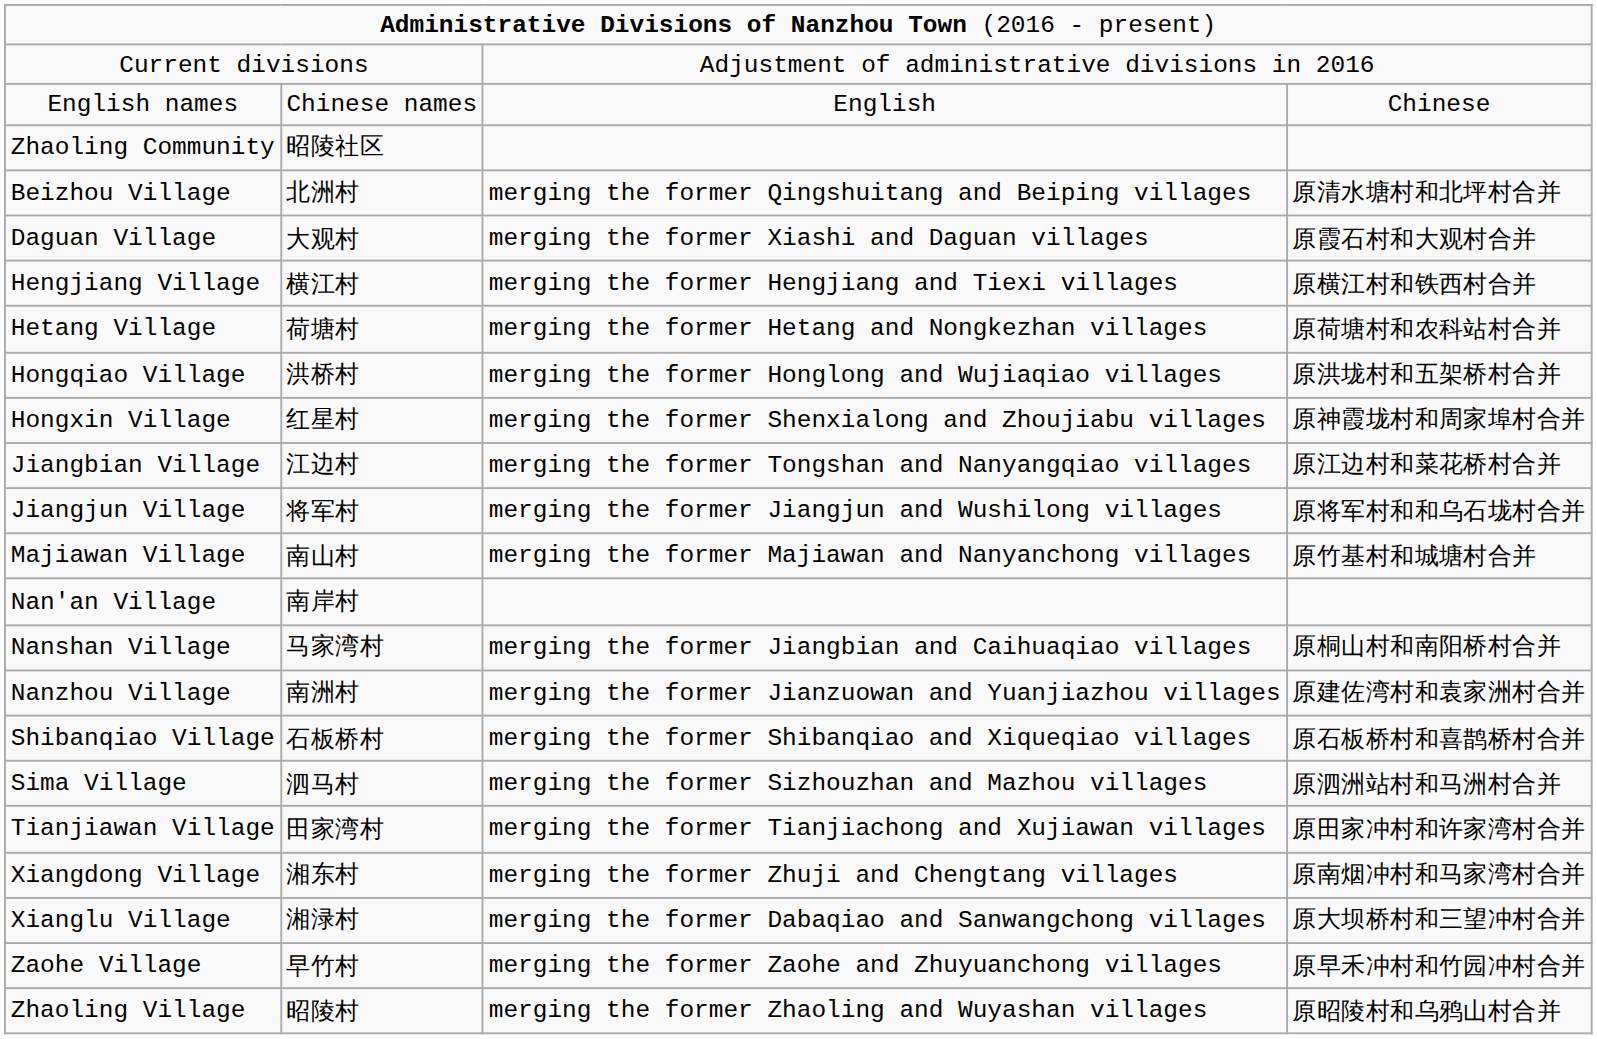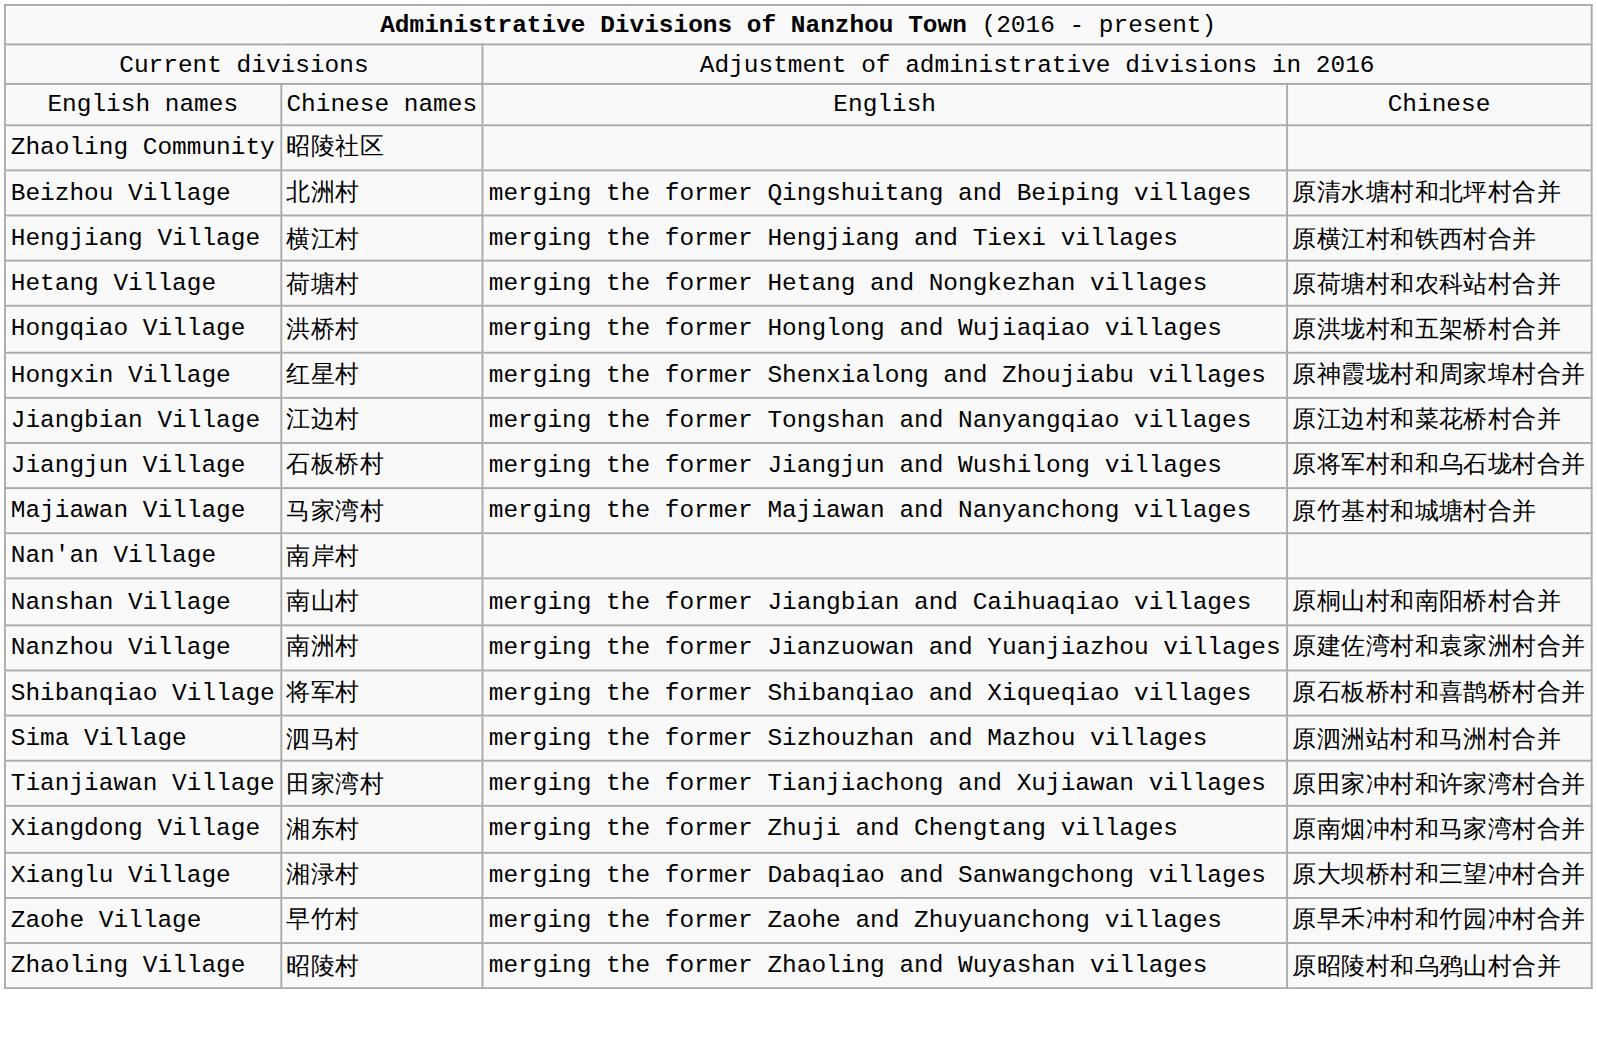- row: (113, 238)
(323, 512) 将军村 -> (335, 466) 石板桥村
(323, 557) 南山村 -> (335, 512) 马家湾村
(335, 648) 马家湾村 -> (323, 603) 南山村
(335, 739) 石板桥村 -> (323, 694) 将军村
